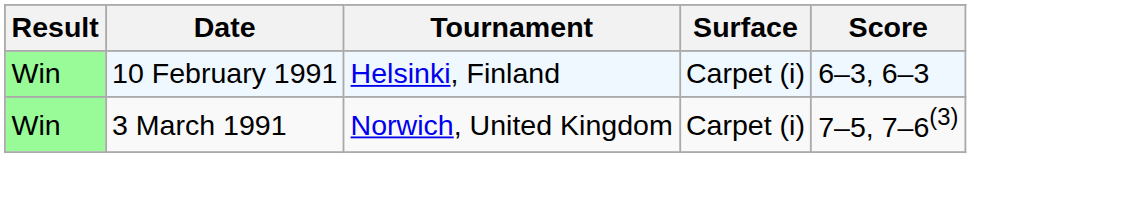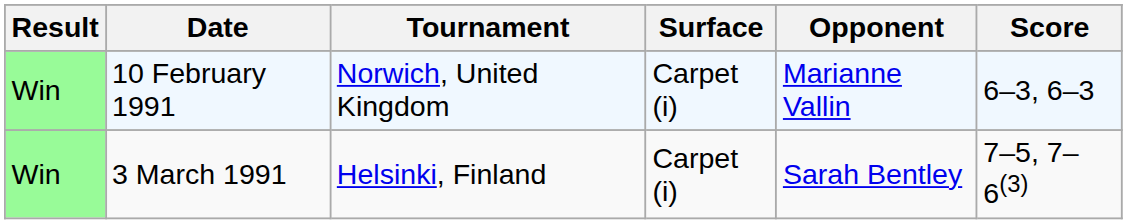+ column: (877, 27)
(455, 73) Helsinki, Finland -> (438, 90) Norwich, United Kingdom
(512, 123) Norwich, United Kingdom -> (442, 173) Helsinki, Finland
